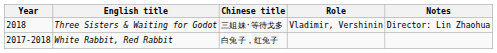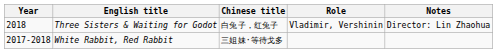(252, 25) 三姐妹·等待戈多 -> (250, 25) 白兔子，红兔子
(250, 40) 白兔子，红兔子 -> (252, 40) 三姐妹·等待戈多
